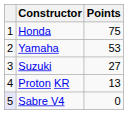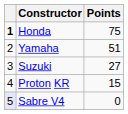(10, 31) normal -> (10, 31) bold
(115, 48) 53 -> (115, 48) 51
(115, 84) 13 -> (115, 84) 15
